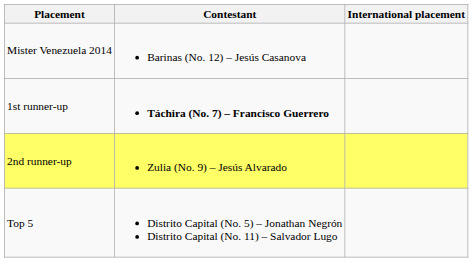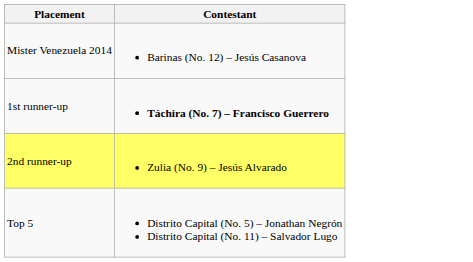- column: (406, 14)
